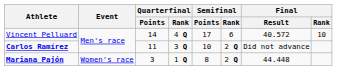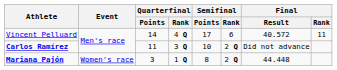(322, 34) 10 -> (322, 34) 11
